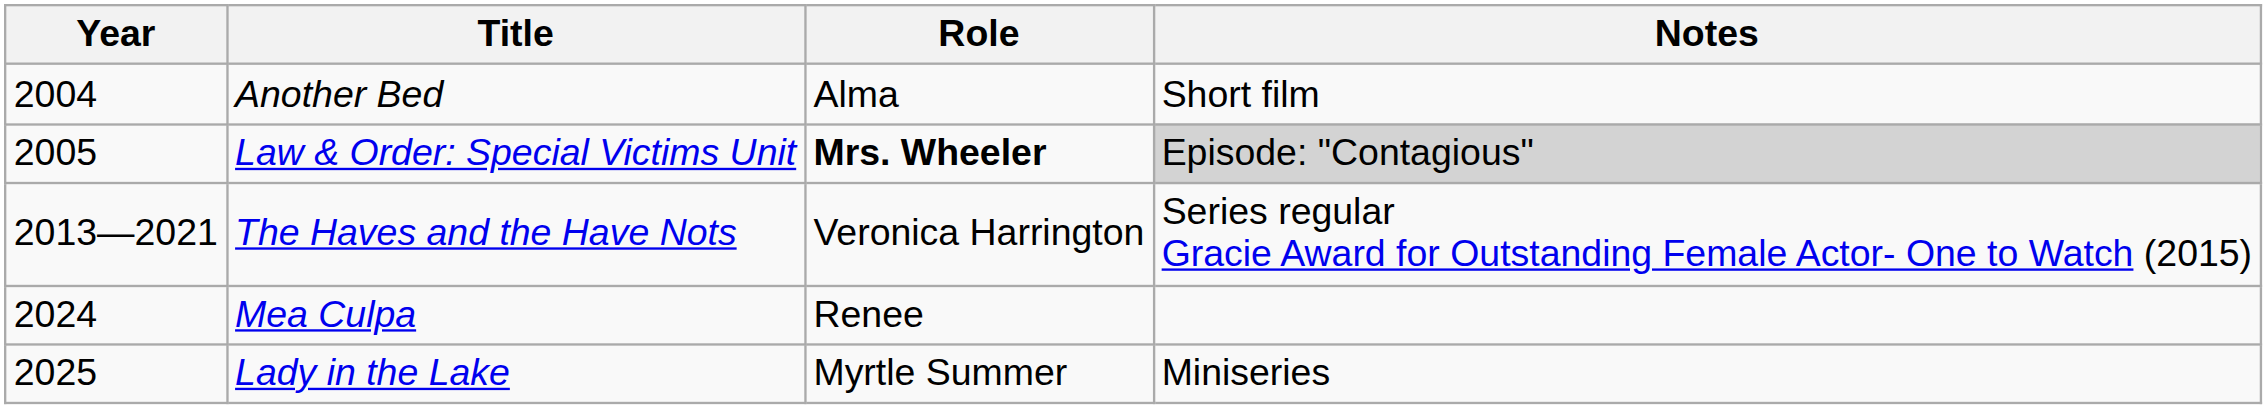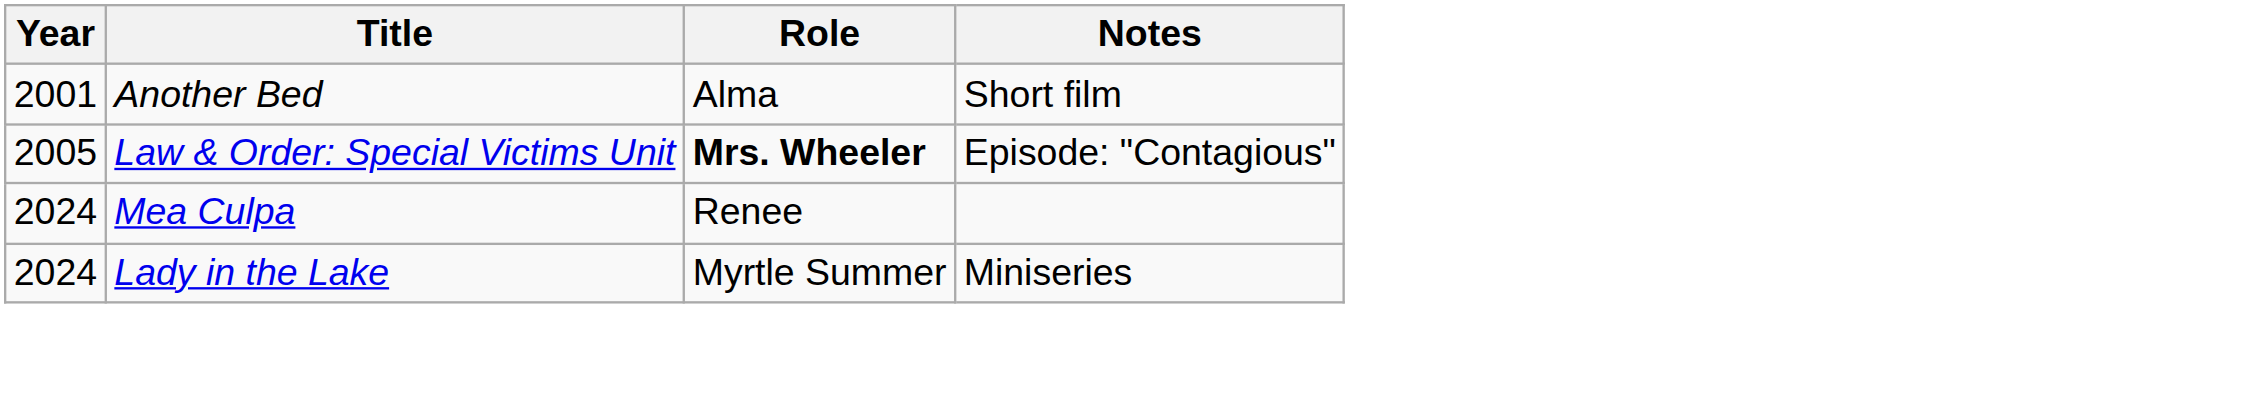(55, 93) 2004 -> (55, 93) 2001
(1348, 152) lightgrey background -> (1150, 152) no background
- row: (486, 233)
(55, 373) 2025 -> (55, 271) 2024
